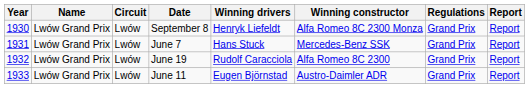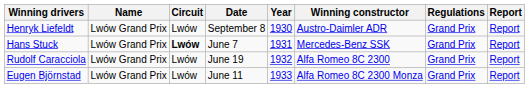columns swapped: (18, 12) <-> (253, 12)
(360, 28) Alfa Romeo 8C 2300 Monza -> (342, 28) Austro-Daimler ADR
(127, 44) normal -> (185, 44) bold
(342, 76) Austro-Daimler ADR -> (360, 76) Alfa Romeo 8C 2300 Monza
